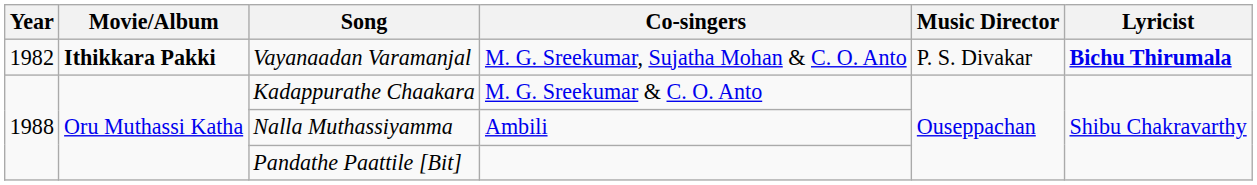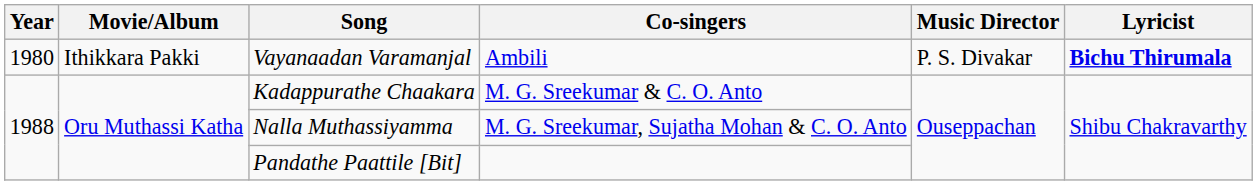(32, 57) 1982 -> (32, 57) 1980
(140, 57) bold -> (132, 57) normal
(696, 57) M. G. Sreekumar, Sujatha Mohan & C. O. Anto -> (516, 57) Ambili
(516, 127) Ambili -> (696, 127) M. G. Sreekumar, Sujatha Mohan & C. O. Anto
